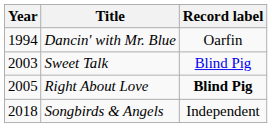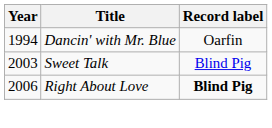(23, 87) 2005 -> (23, 87) 2006
- row: (104, 110)
